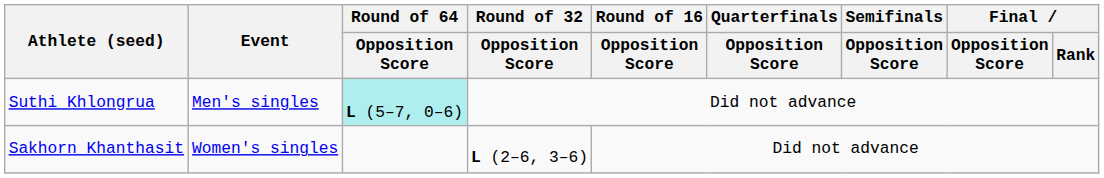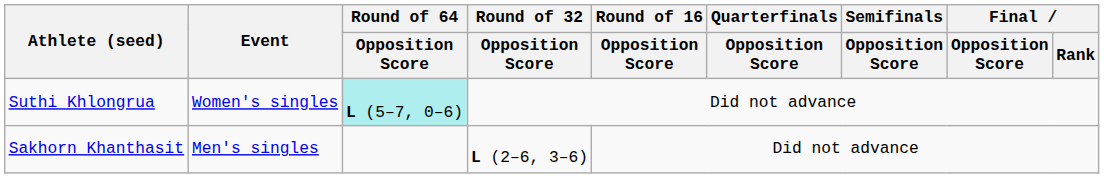(255, 102) Men's singles -> (265, 102) Women's singles
(265, 149) Women's singles -> (255, 149) Men's singles
